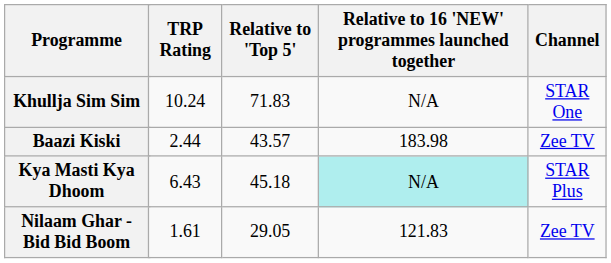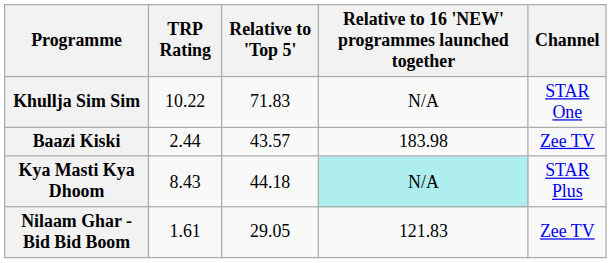(185, 101) 10.24 -> (185, 101) 10.22
(185, 181) 6.43 -> (185, 181) 8.43
(270, 181) 45.18 -> (270, 181) 44.18
